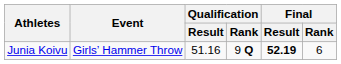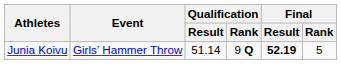(206, 51) 51.16 -> (206, 51) 51.14
(319, 51) 6 -> (319, 51) 5
